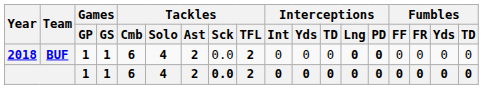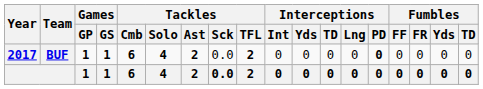(22, 54) 2018 -> (22, 54) 2017
(355, 54) bold -> (355, 54) normal
